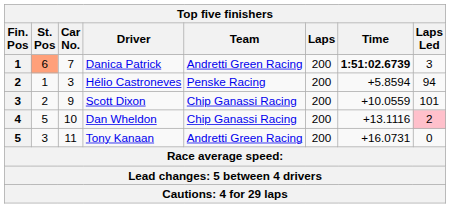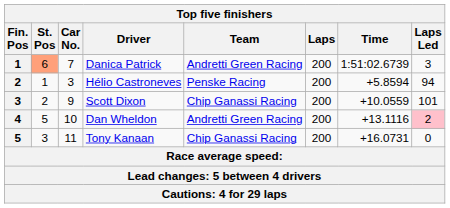(375, 64) bold -> (375, 64) normal
(242, 120) Chip Ganassi Racing -> (245, 120) Andretti Green Racing
(245, 138) Andretti Green Racing -> (242, 138) Chip Ganassi Racing
